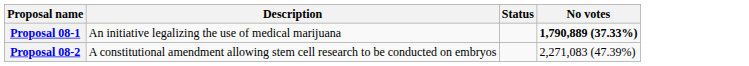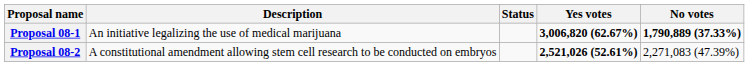+ column: (588, 14)
